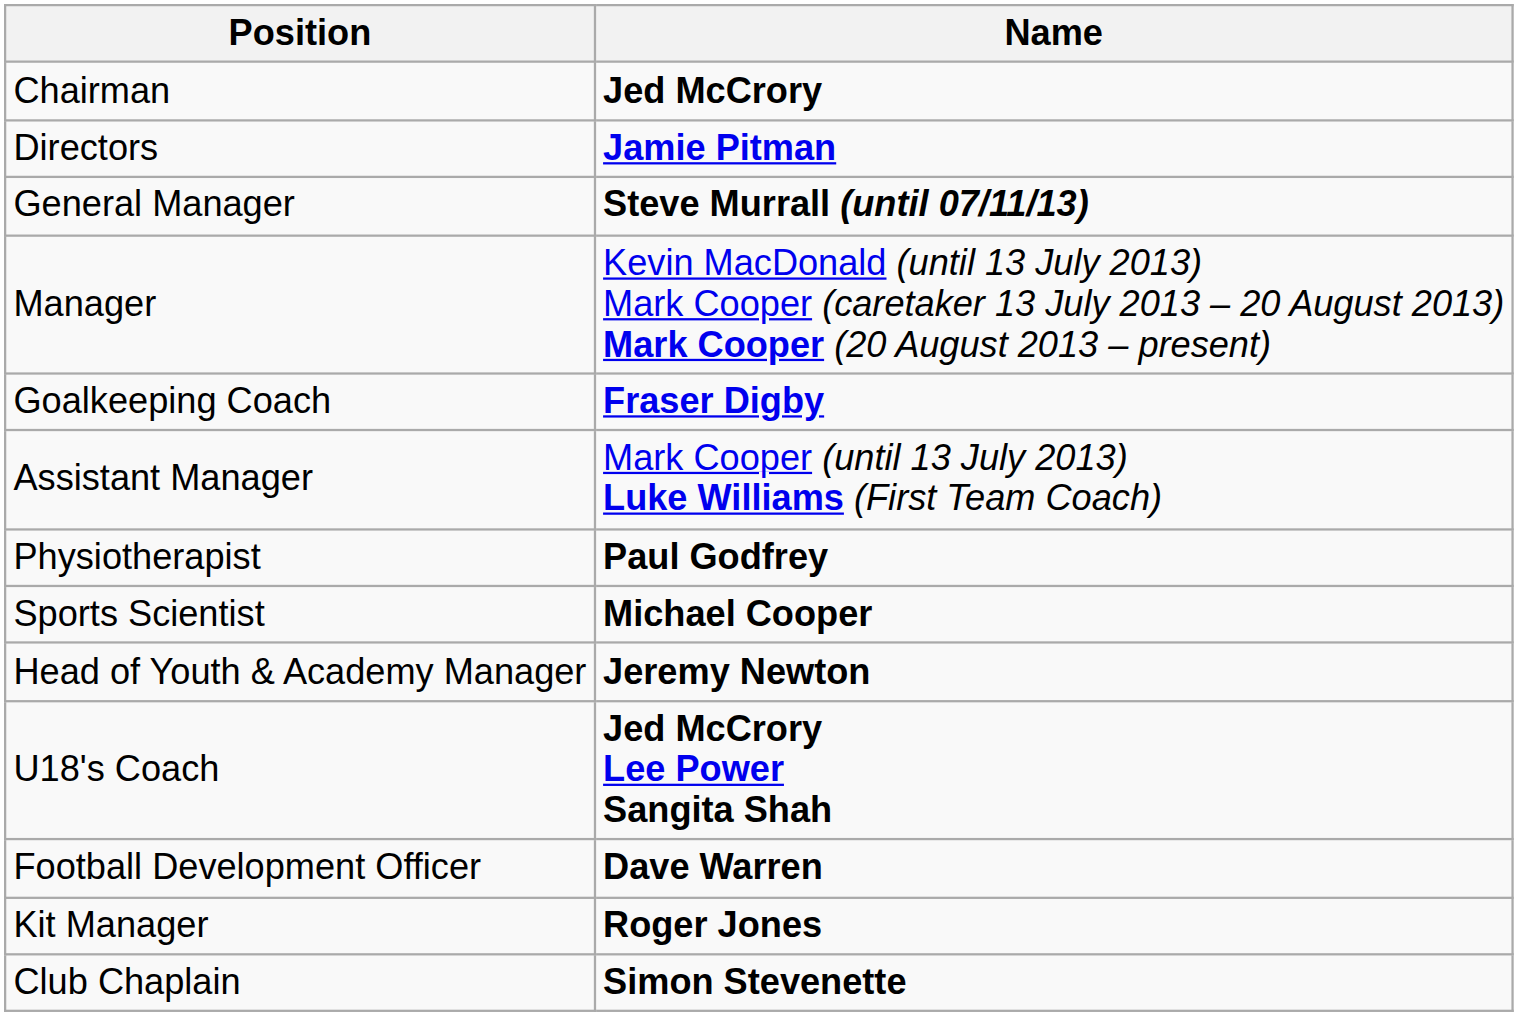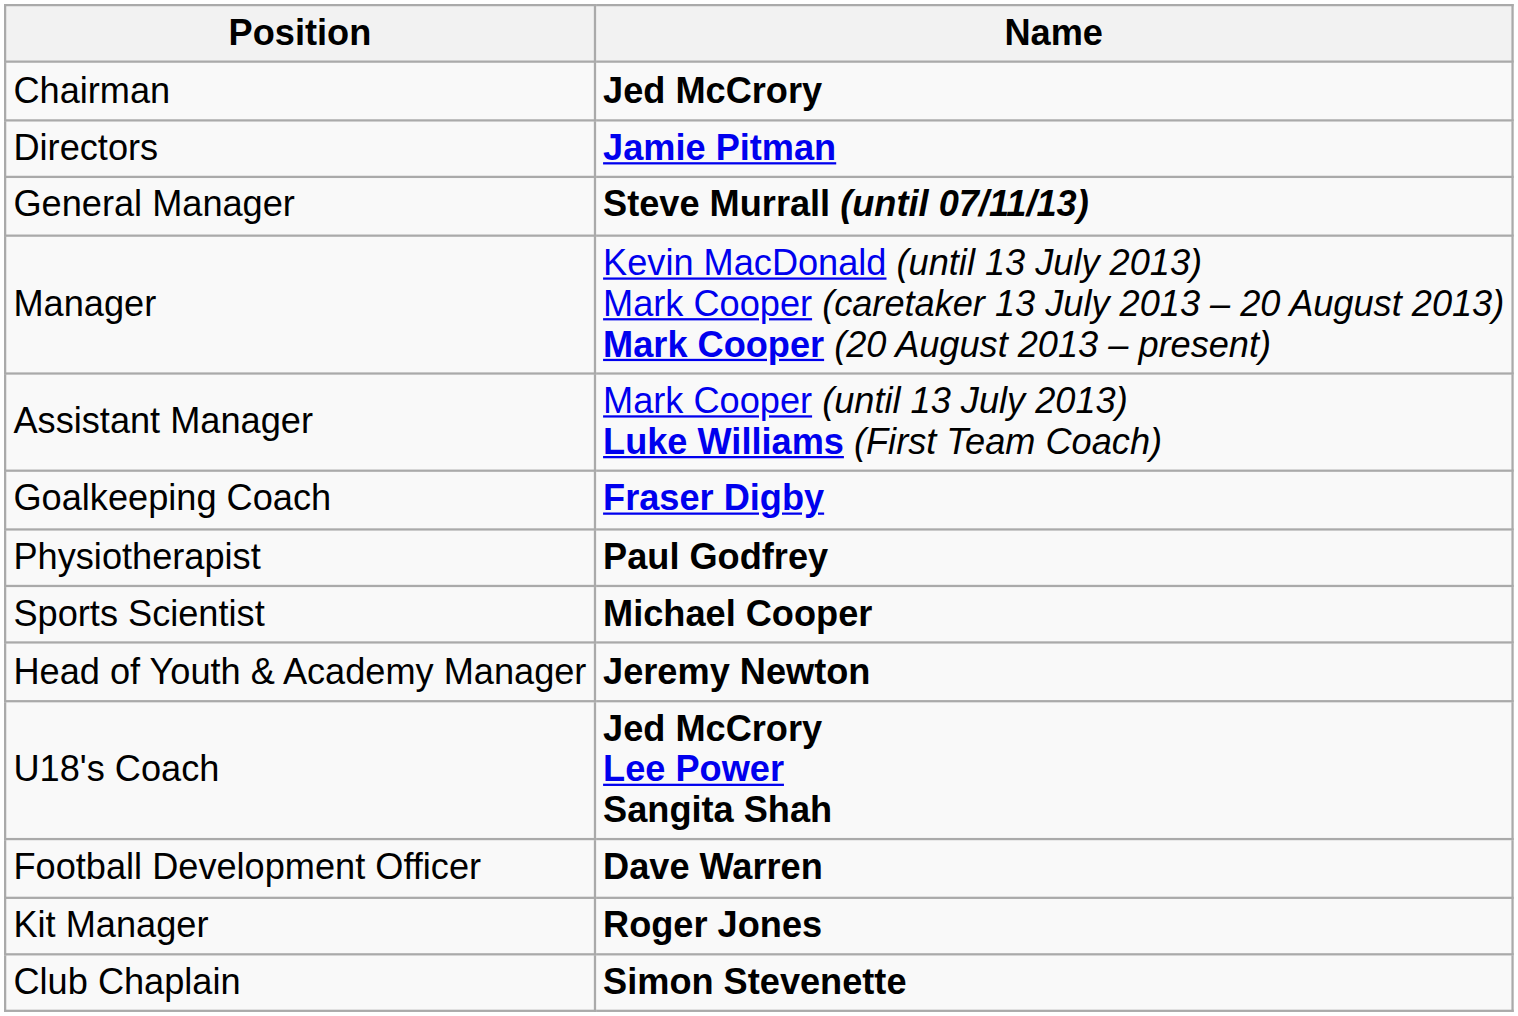rows swapped: (163, 478) <-> (172, 401)
